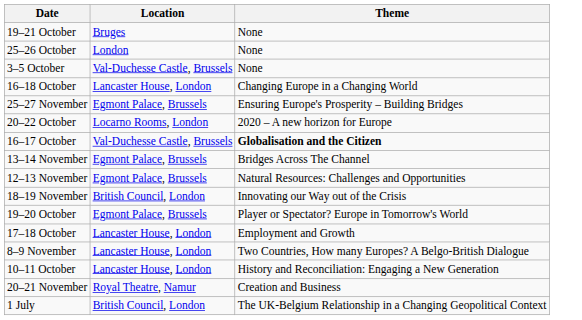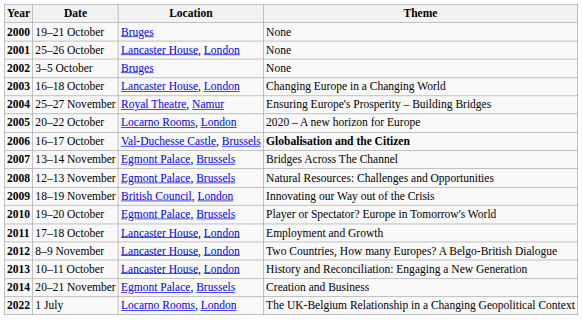+ column: (19, 13)
(111, 50) London -> (180, 50) Lancaster House, London
(163, 68) Val-Duchesse Castle, Brussels -> (137, 68) Bruges
(150, 104) Egmont Palace, Brussels -> (173, 104) Royal Theatre, Namur
(144, 287) Royal Theatre, Namur -> (178, 287) Egmont Palace, Brussels
(149, 305) British Council, London -> (179, 305) Locarno Rooms, London
